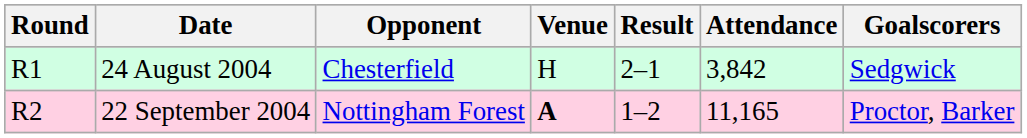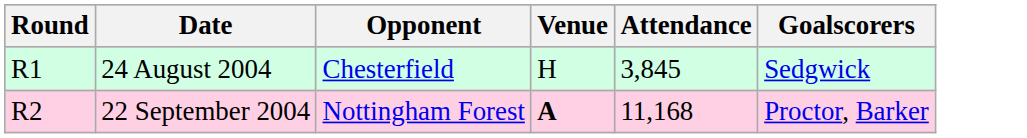- column: (657, 25)
(736, 68) 3,842 -> (651, 68) 3,845
(742, 111) 11,165 -> (657, 111) 11,168
